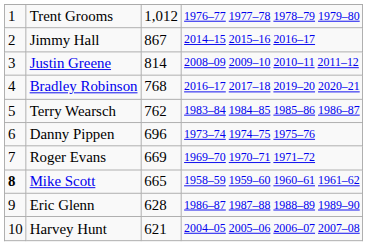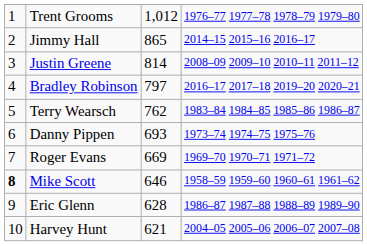(156, 39) 867 -> (156, 39) 865
(156, 87) 768 -> (156, 87) 797
(156, 134) 696 -> (156, 134) 693
(156, 181) 665 -> (156, 181) 646
